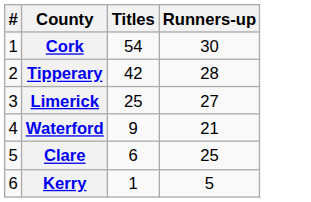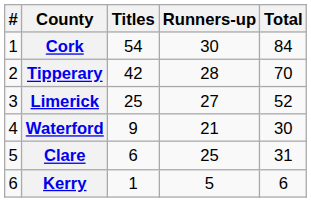+ column: (283, 18)
